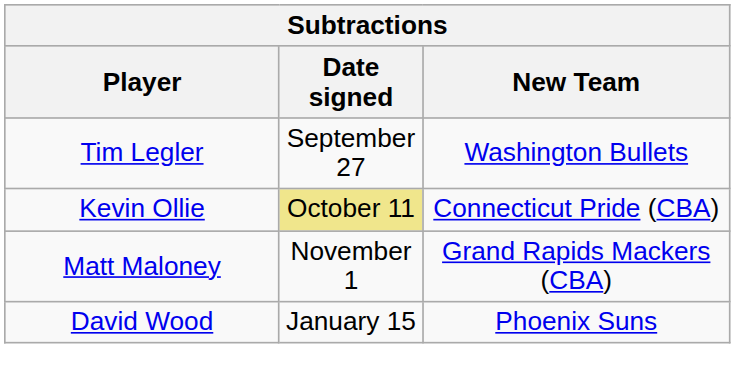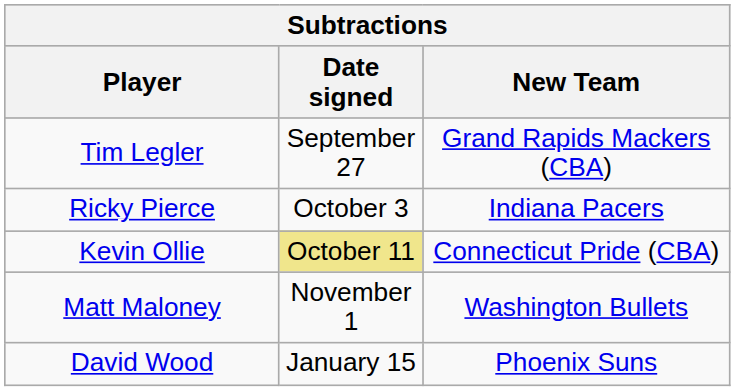(576, 152) Washington Bullets -> (576, 152) Grand Rapids Mackers (CBA)
+ row: (142, 209)
(576, 265) Grand Rapids Mackers (CBA) -> (576, 307) Washington Bullets
